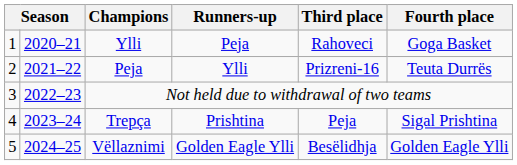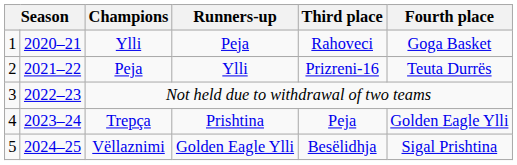(449, 120) Sigal Prishtina -> (449, 120) Golden Eagle Ylli
(449, 146) Golden Eagle Ylli -> (449, 146) Sigal Prishtina
